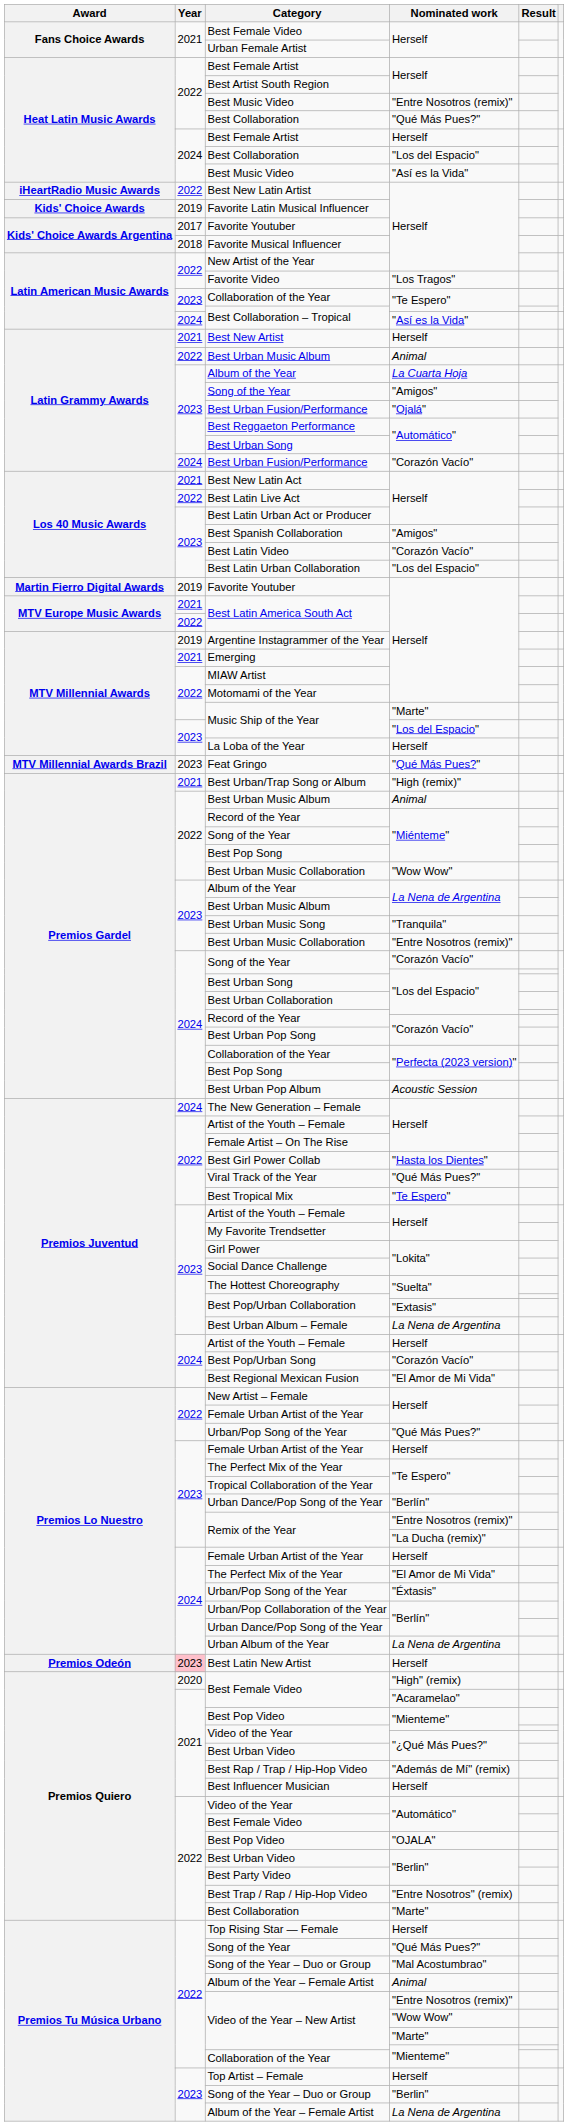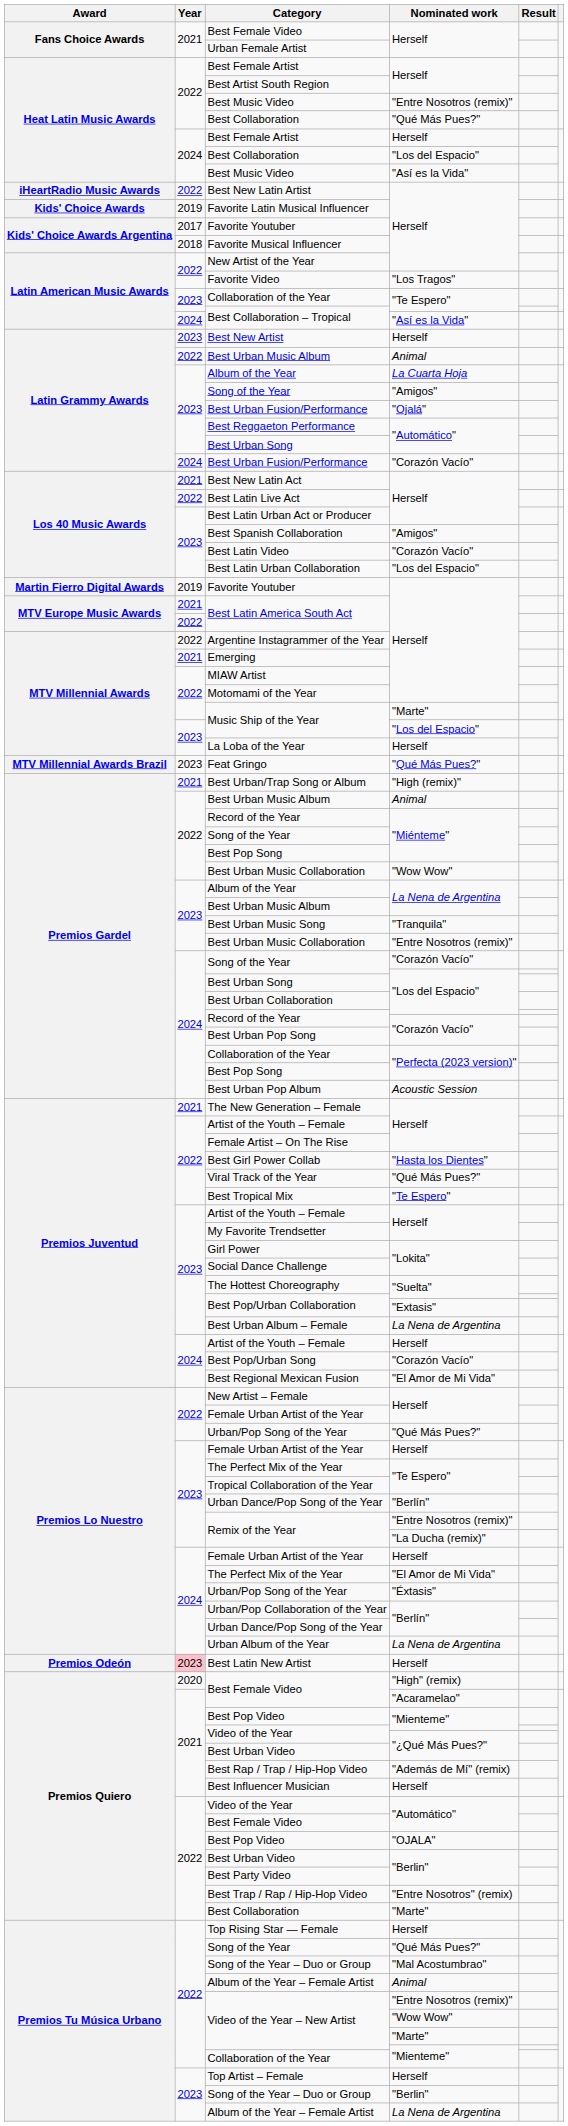(190, 338) 2021 -> (190, 338) 2023
(190, 640) 2019 -> (190, 640) 2022
(190, 1107) 2024 -> (190, 1107) 2021
